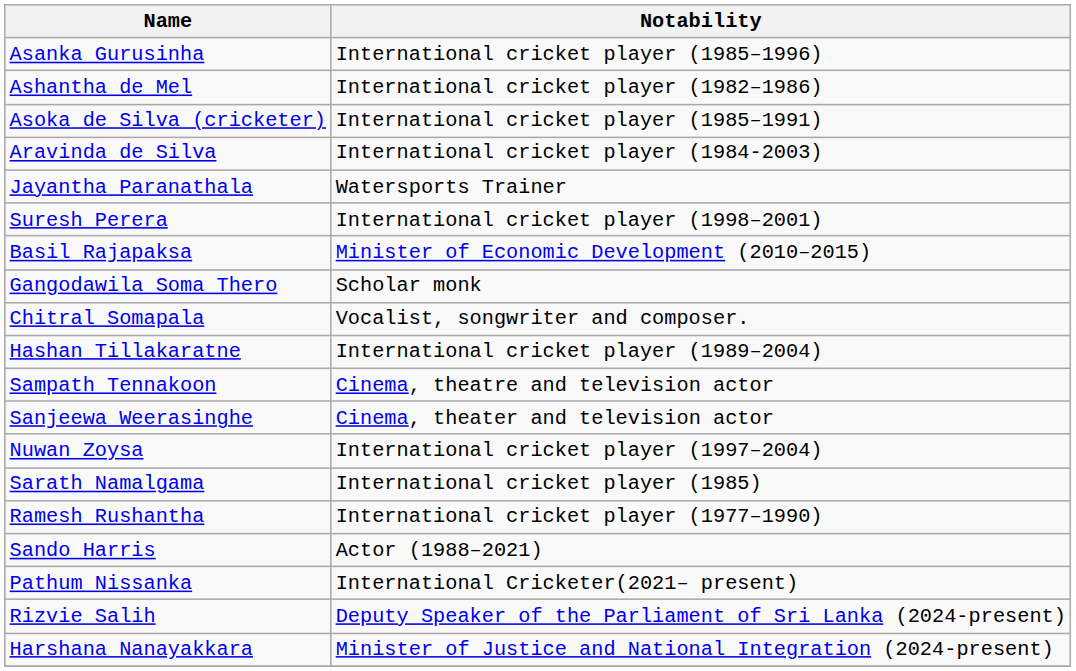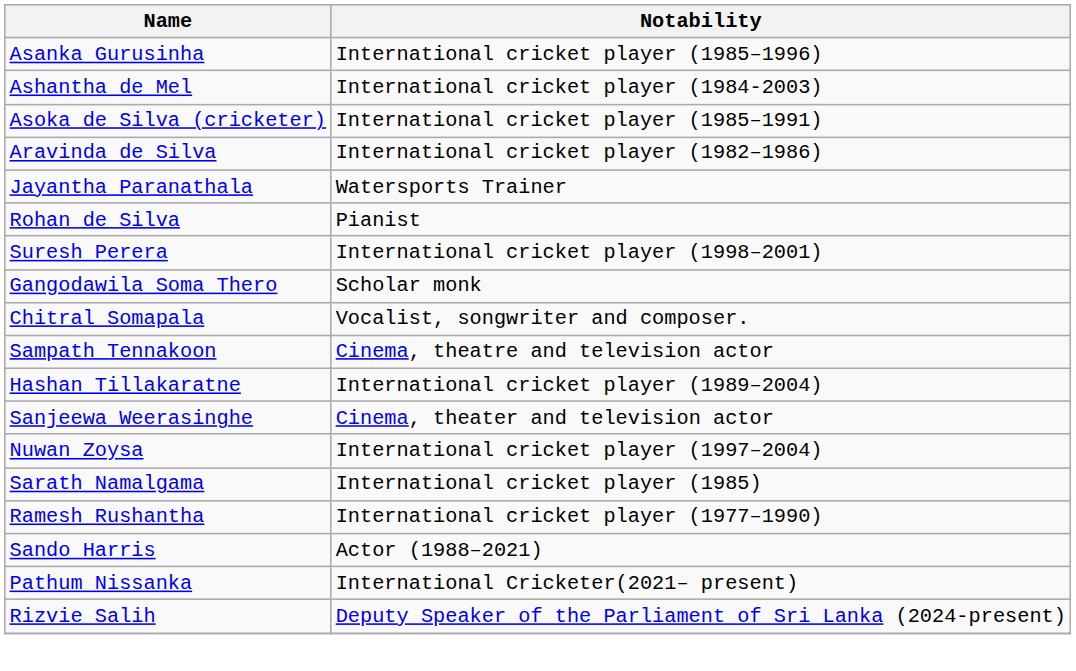(579, 87) International cricket player (1982–1986) -> (579, 87) International cricket player (1984-2003)
(579, 154) International cricket player (1984-2003) -> (579, 154) International cricket player (1982–1986)
+ row: (95, 220)
- row: (101, 253)
rows swapped: (113, 385) <-> (125, 352)
- row: (131, 649)
